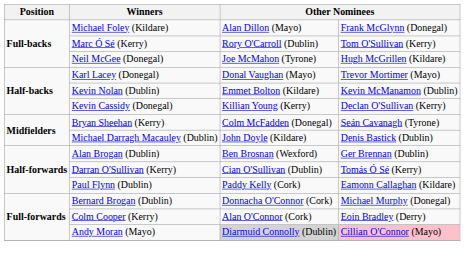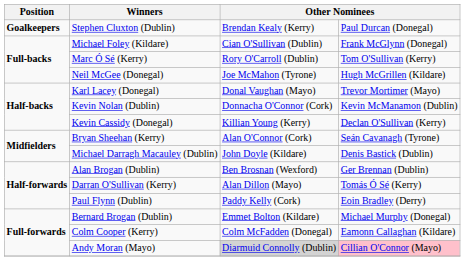+ row: (123, 28)
(262, 28) Alan Dillon (Mayo) -> (272, 43) Cian O'Sullivan (Dublin)
(271, 91) Emmet Bolton (Kildare) -> (277, 106) Donnacha O'Connor (Cork)
(277, 122) Colm McFadden (Donegal) -> (267, 138) Alan O'Connor (Cork)
(272, 169) Cian O'Sullivan (Dublin) -> (262, 185) Alan Dillon (Mayo)
(398, 185) Eamonn Callaghan (Kildare) -> (383, 201) Eoin Bradley (Derry)
(277, 201) Donnacha O'Connor (Cork) -> (271, 216) Emmet Bolton (Kildare)
(267, 216) Alan O'Connor (Cork) -> (277, 232) Colm McFadden (Donegal)
(383, 216) Eoin Bradley (Derry) -> (398, 232) Eamonn Callaghan (Kildare)
